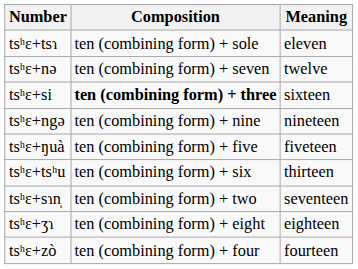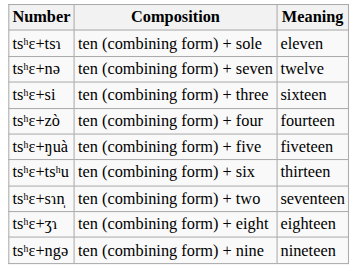(175, 95) bold -> (173, 95) normal
rows swapped: (33, 250) <-> (37, 120)
